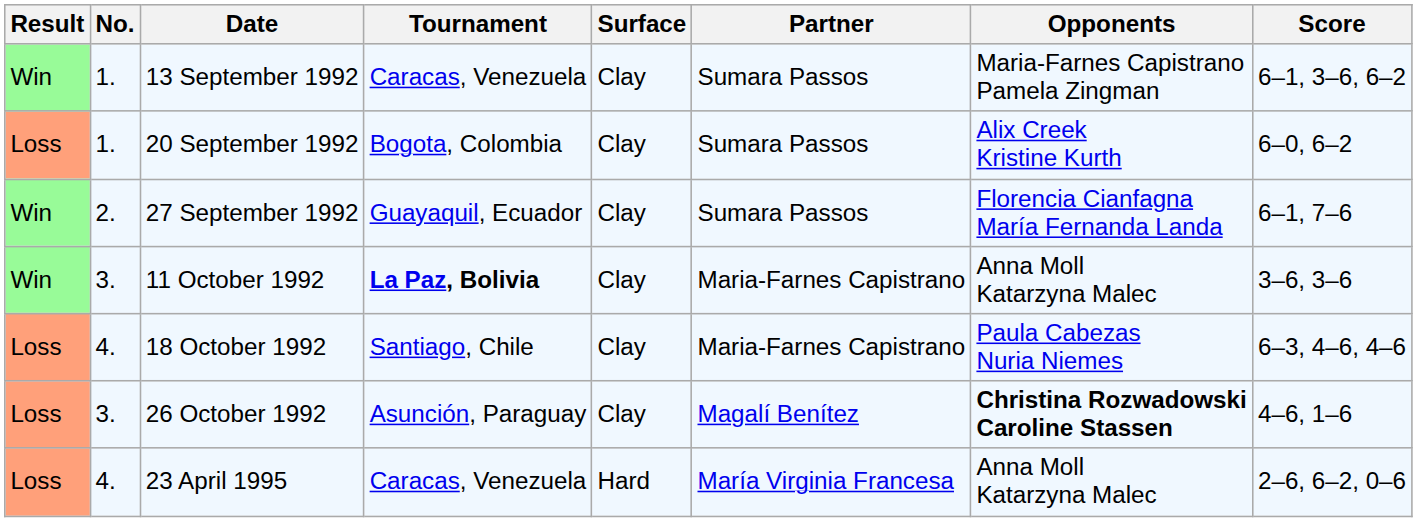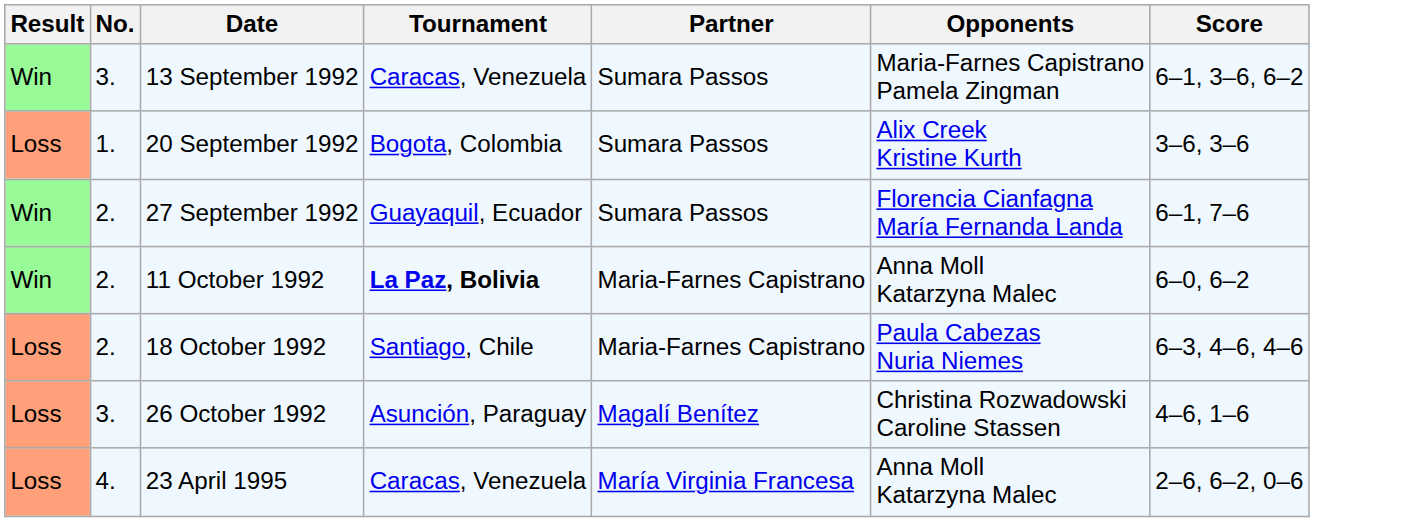- column: (642, 23)
(106, 76) 1. -> (106, 76) 3.
(1305, 144) 6–0, 6–2 -> (1202, 144) 3–6, 3–6
(106, 279) 3. -> (106, 279) 2.
(1305, 279) 3–6, 3–6 -> (1202, 279) 6–0, 6–2
(106, 346) 4. -> (106, 346) 2.
(1112, 413) bold -> (1002, 413) normal
